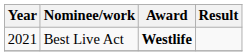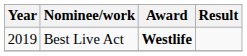(22, 39) 2021 -> (22, 39) 2019
